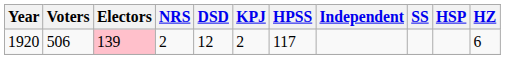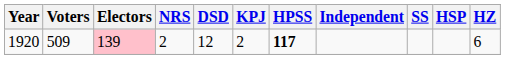(58, 41) 506 -> (58, 41) 509
(284, 41) normal -> (284, 41) bold
